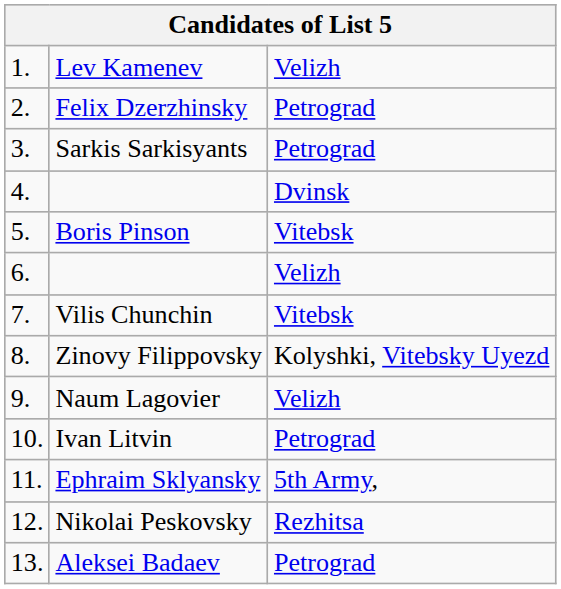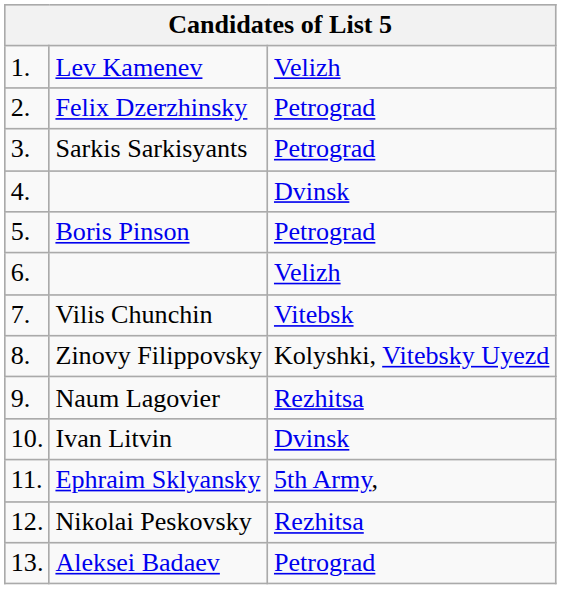(314, 231) Vitebsk -> (325, 231) Petrograd
(307, 397) Velizh -> (319, 397) Rezhitsa
(325, 438) Petrograd -> (312, 438) Dvinsk
